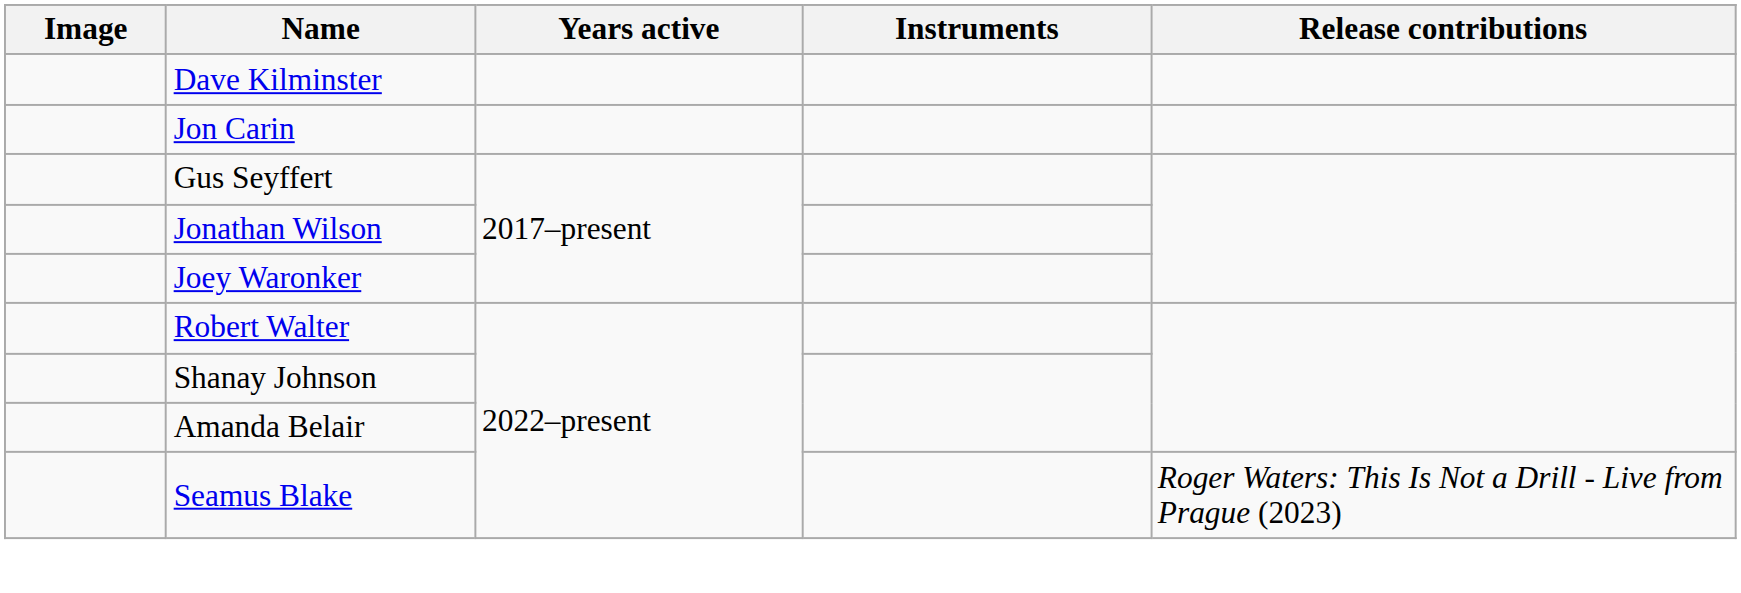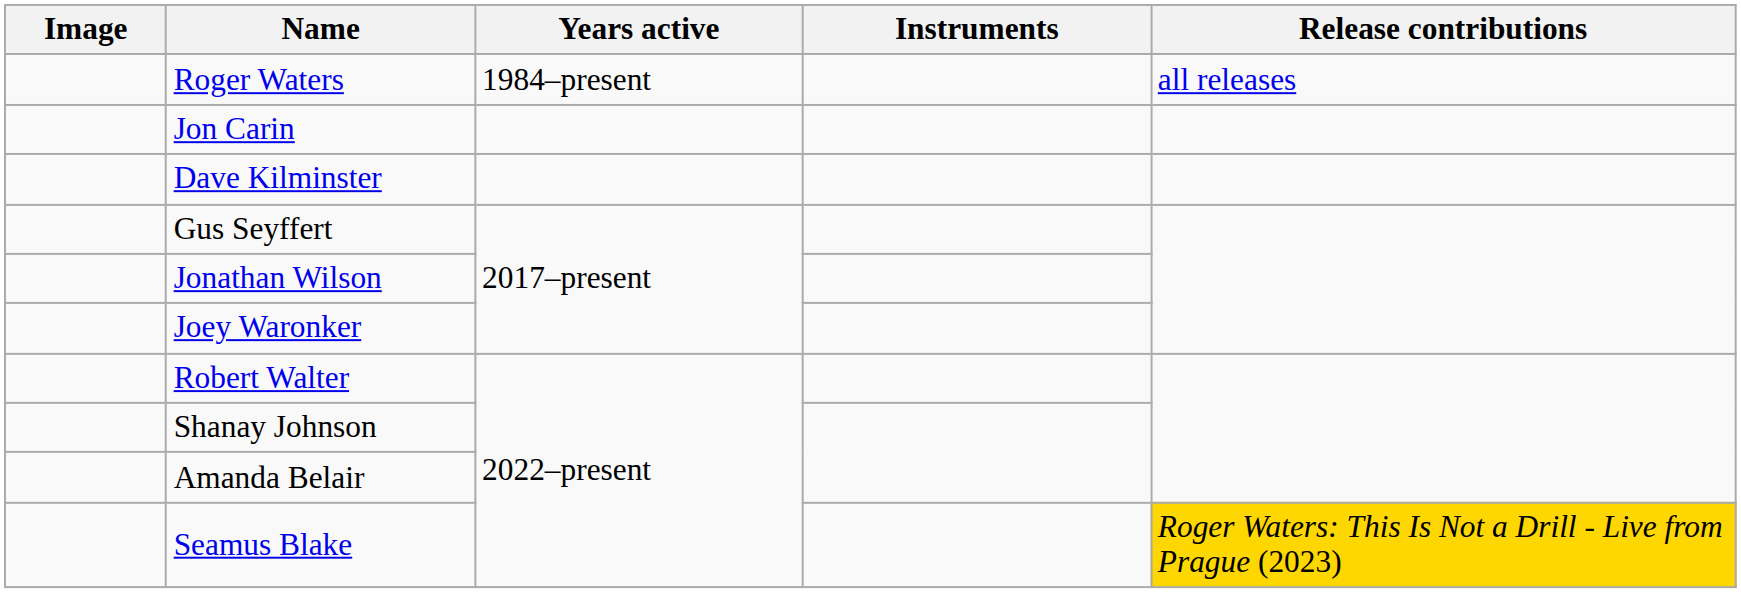+ row: (259, 79)
rows swapped: (234, 128) <-> (278, 79)
(1440, 494) no background -> (1440, 544) gold background
